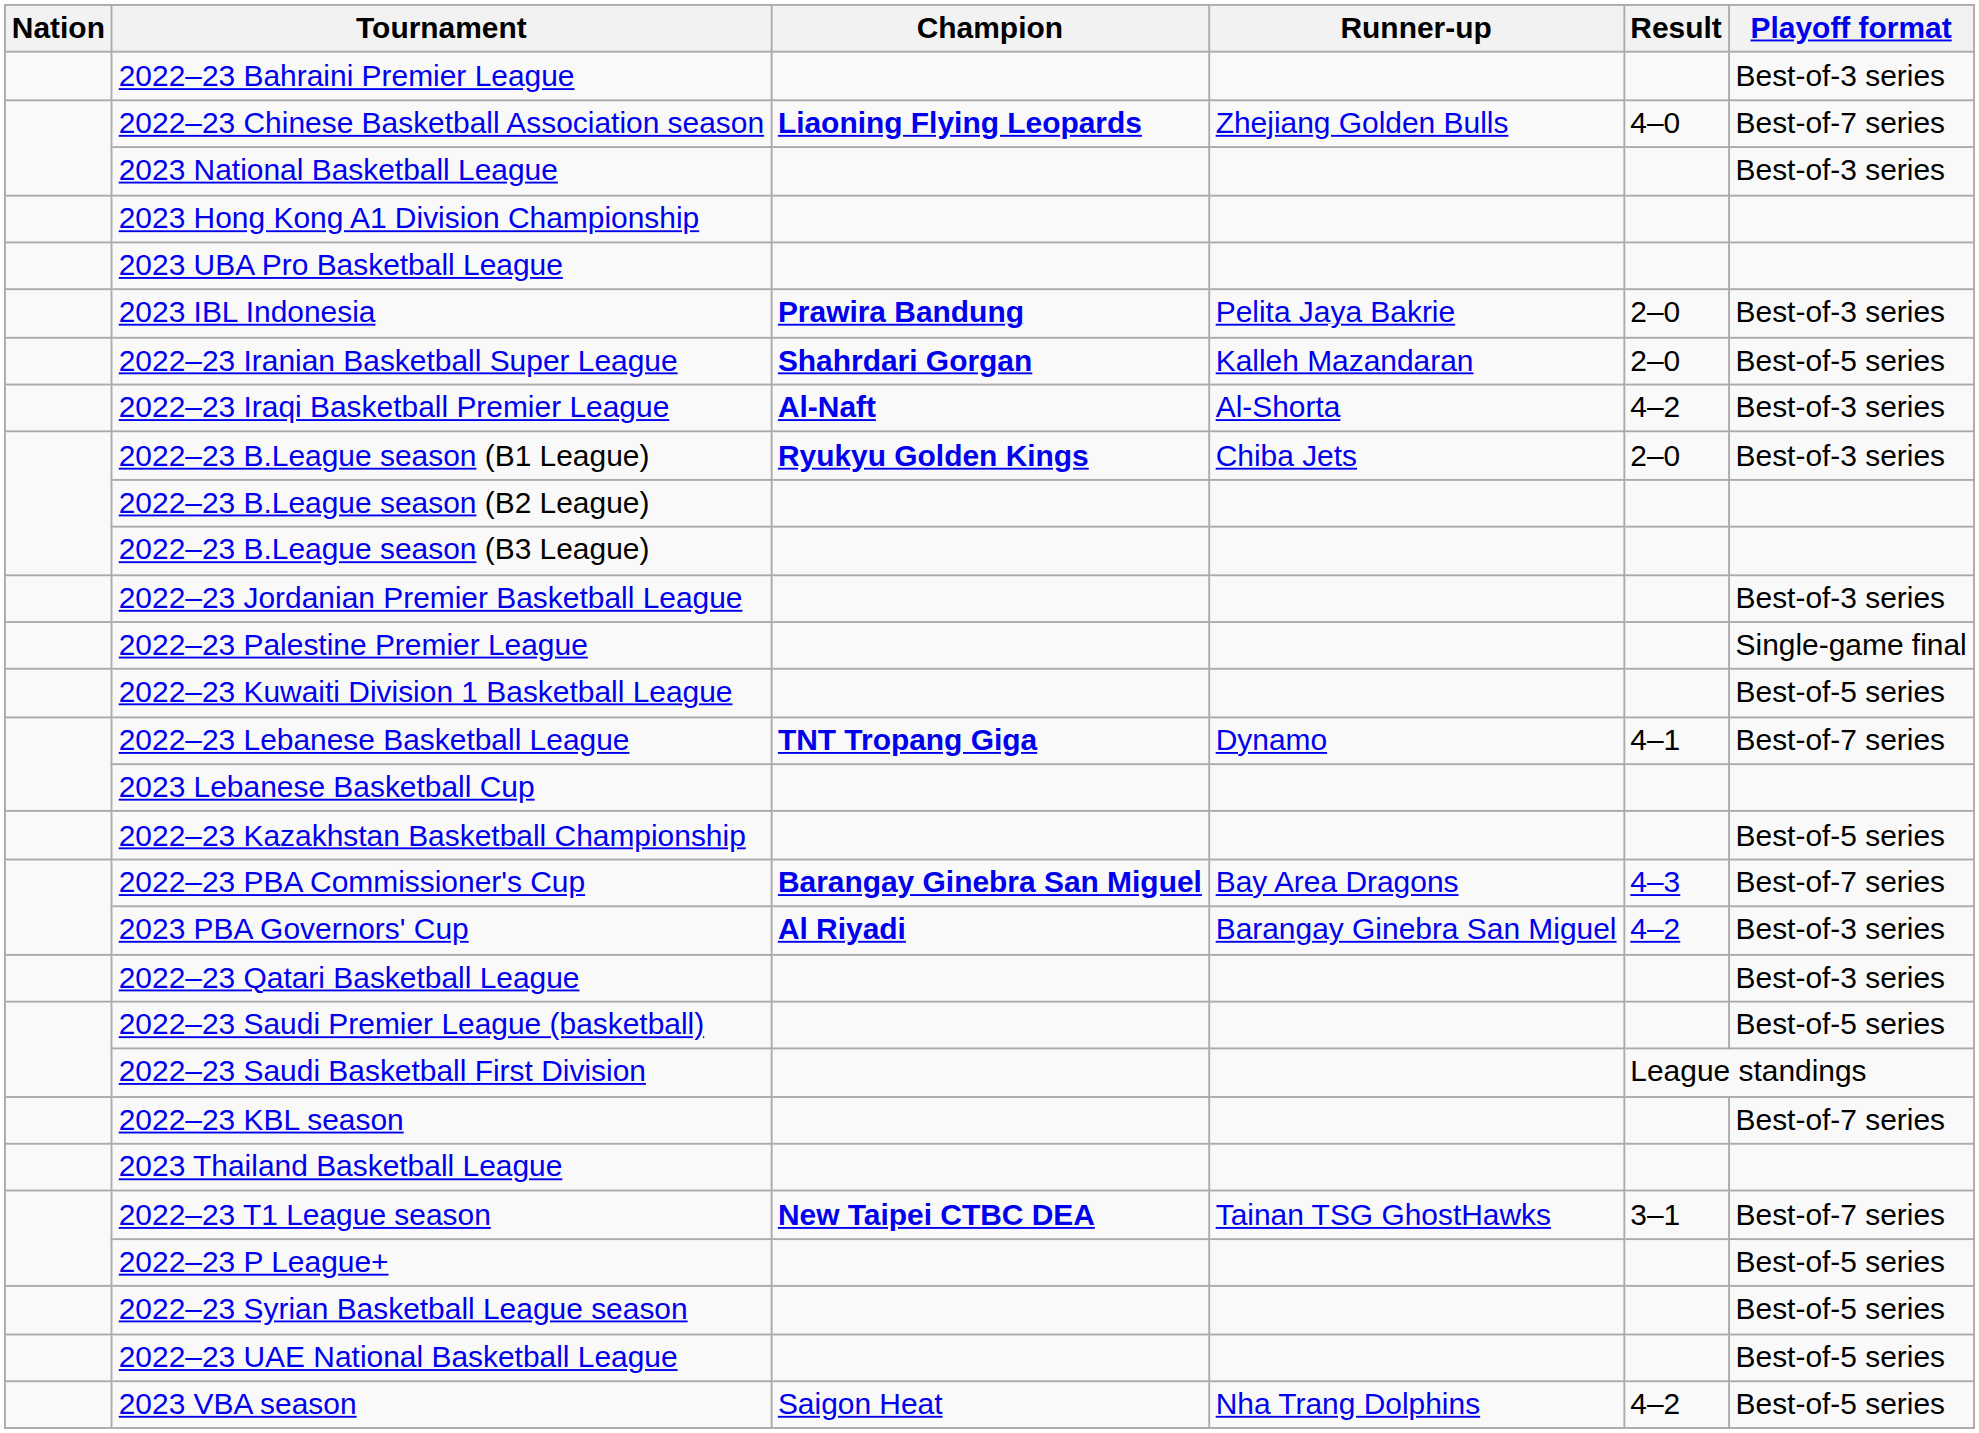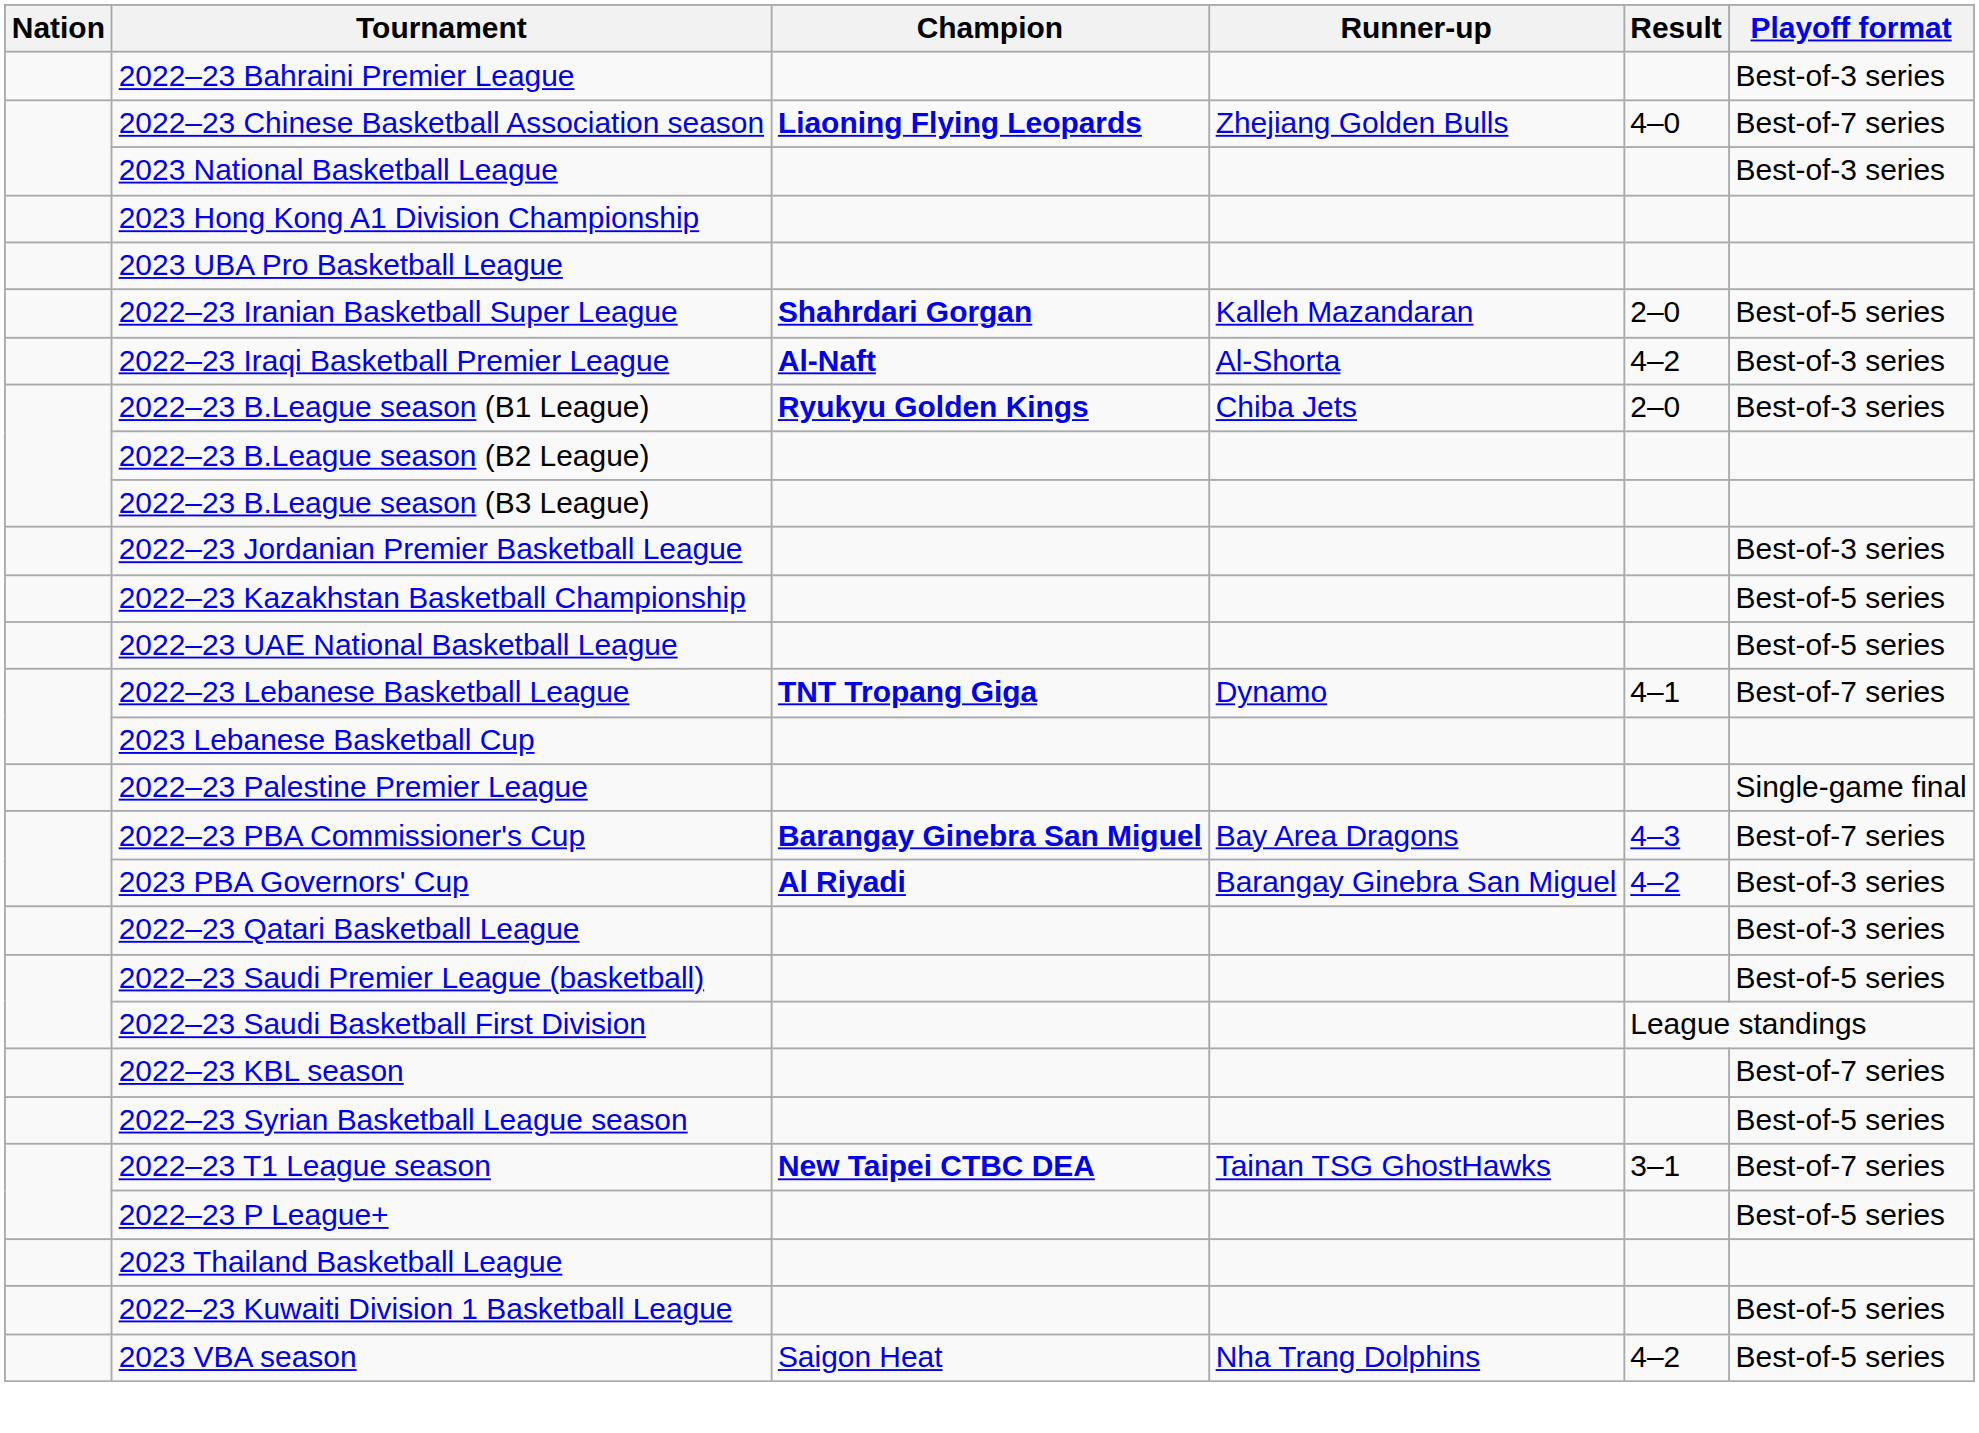- row: (247, 312)
rows swapped: (432, 834) <-> (353, 645)
rows swapped: (426, 692) <-> (398, 1356)
rows swapped: (403, 1309) <-> (341, 1167)
